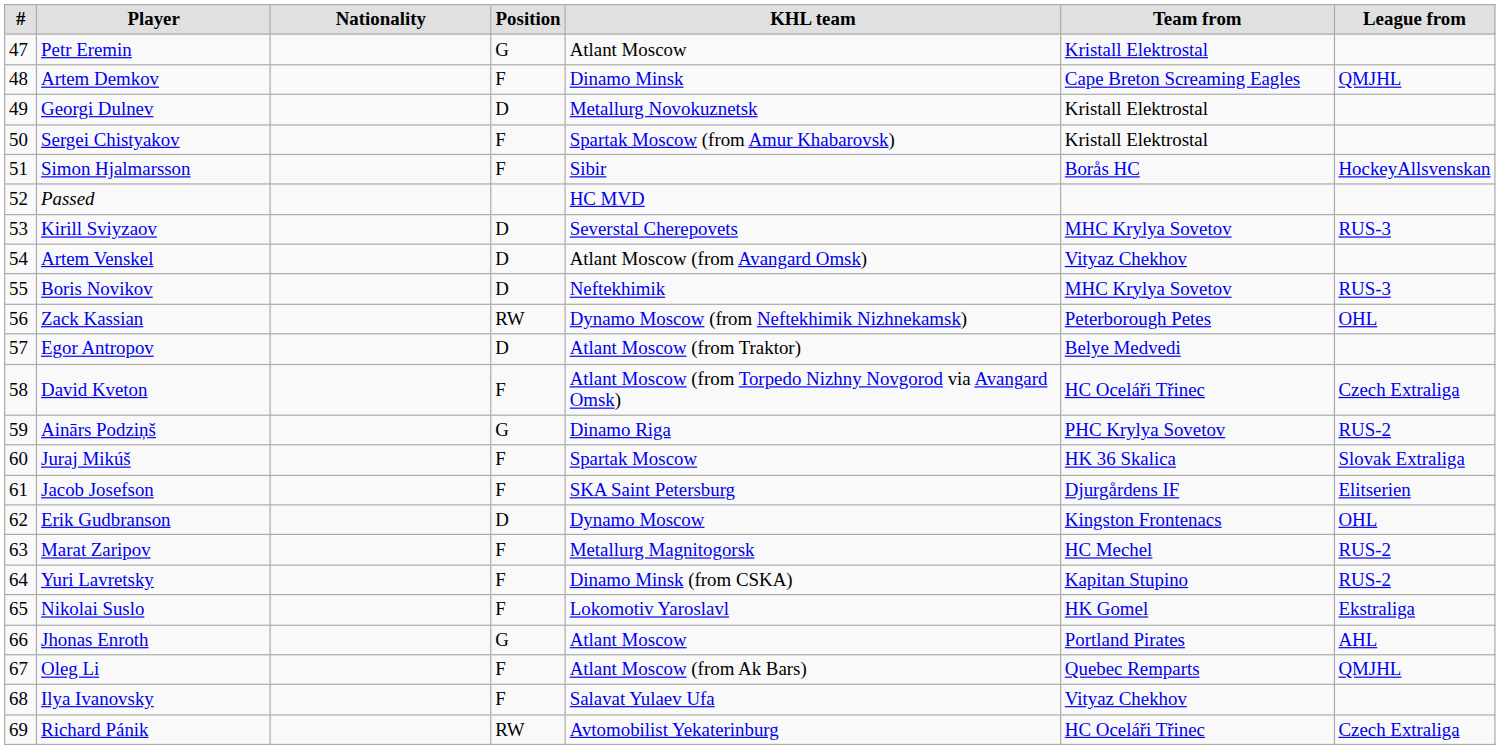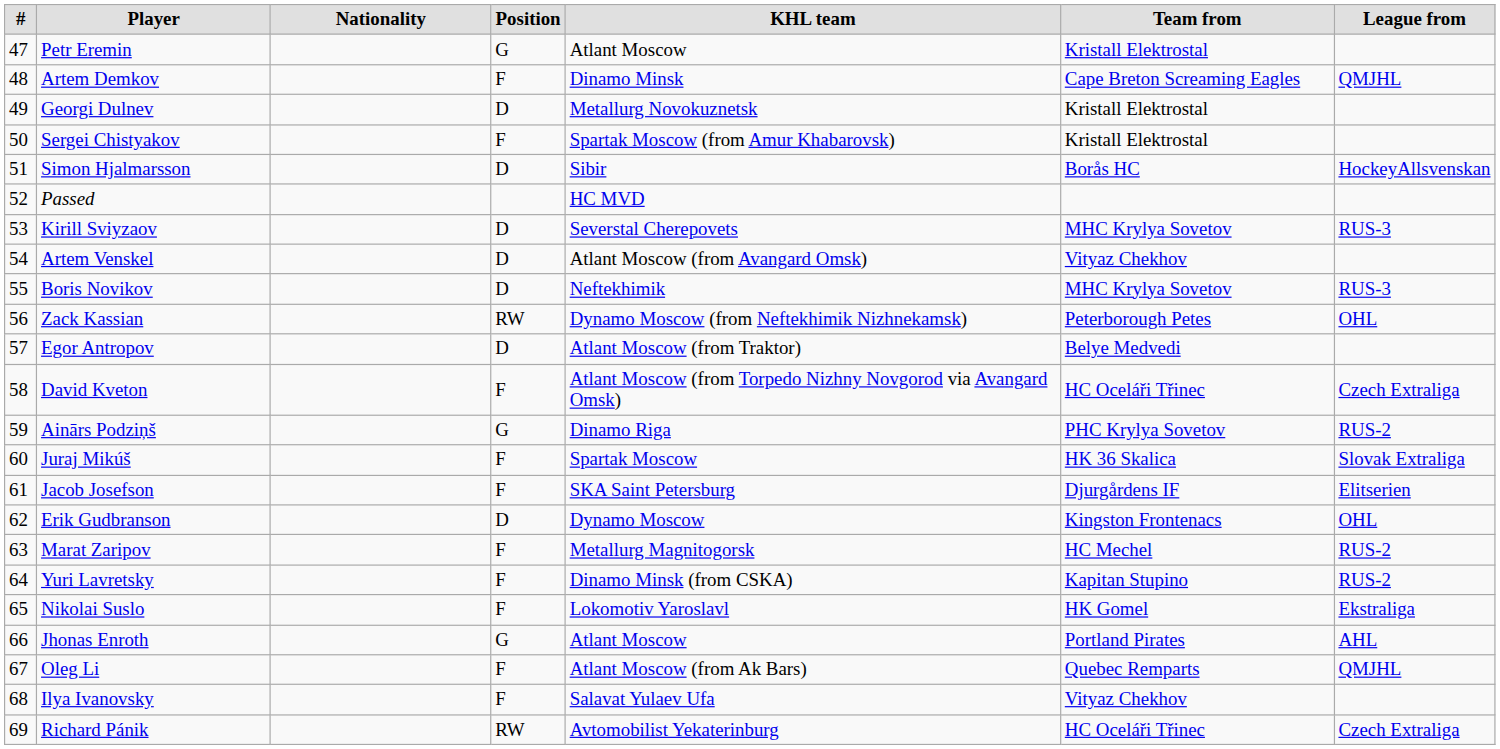(501, 169) F -> (502, 169) D
